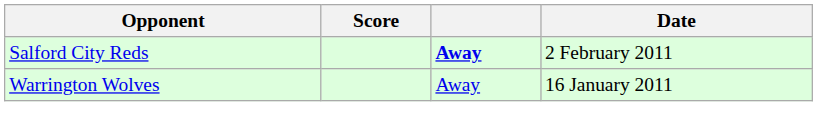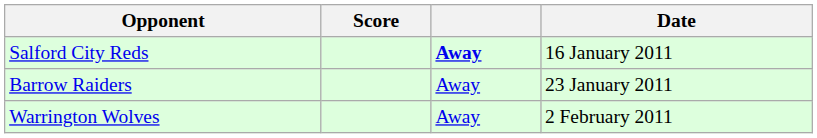(609, 52) 2 February 2011 -> (609, 52) 16 January 2011
+ row: (70, 84)
(609, 84) 16 January 2011 -> (609, 116) 2 February 2011
